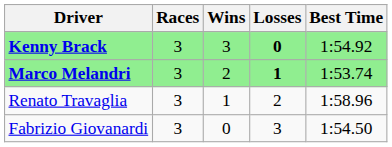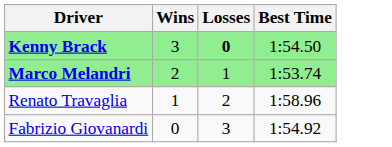- column: (178, 18)
(346, 45) 1:54.92 -> (295, 45) 1:54.50
(277, 73) bold -> (226, 73) normal
(346, 127) 1:54.50 -> (295, 127) 1:54.92
